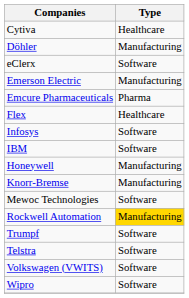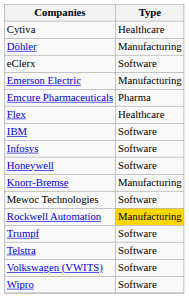rows swapped: (17, 149) <-> (23, 132)
(150, 166) Manufacturing -> (137, 166) Software
